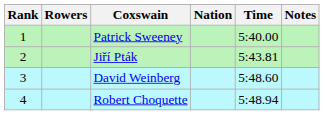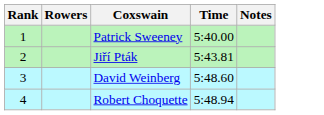- column: (213, 15)
